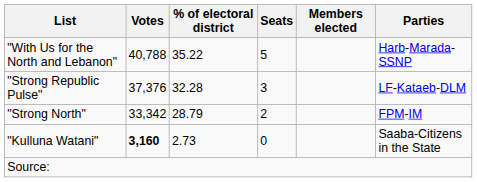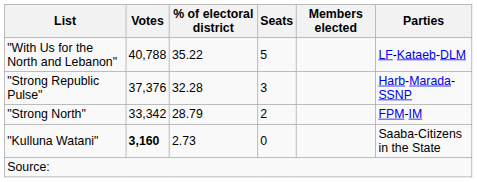(417, 54) Harb-Marada-SSNP -> (422, 54) LF-Kataeb-DLM
(422, 87) LF-Kataeb-DLM -> (417, 87) Harb-Marada-SSNP
